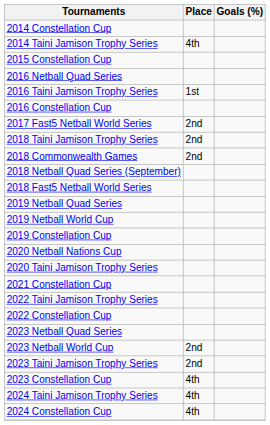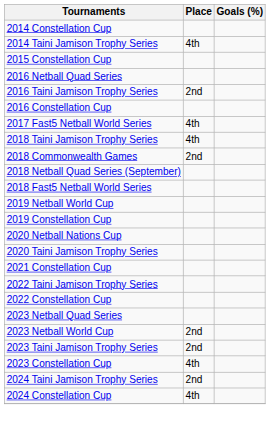(192, 92) 1st -> (194, 92) 2nd
(194, 124) 2nd -> (193, 124) 4th
(194, 140) 2nd -> (193, 140) 4th
- row: (64, 204)
(193, 396) 4th -> (194, 380) 2nd
